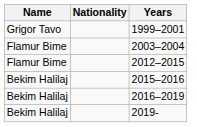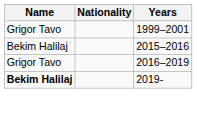- row: (158, 46)
- row: (158, 63)
(37, 96) Bekim Halilaj -> (34, 63) Grigor Tavo
(37, 113) normal -> (40, 79) bold
